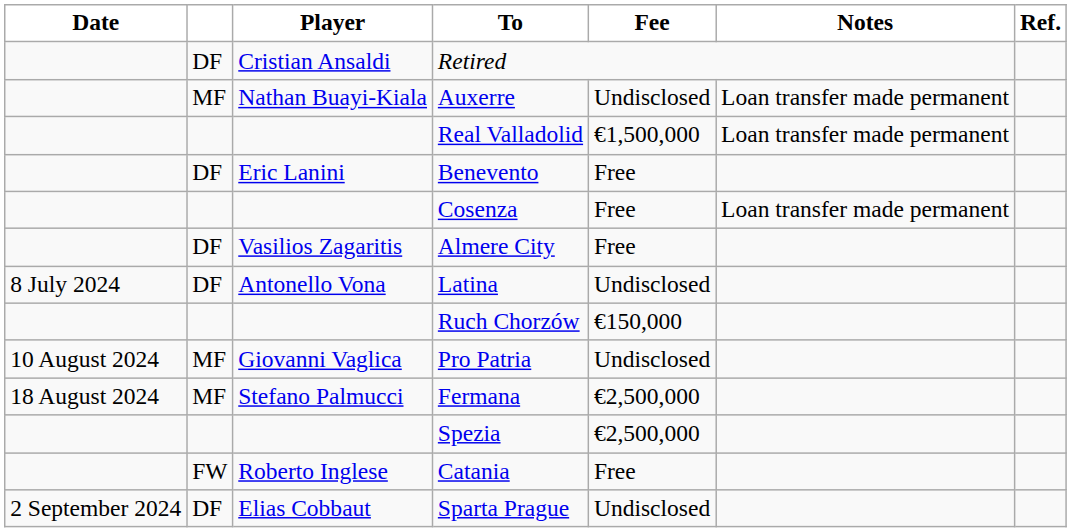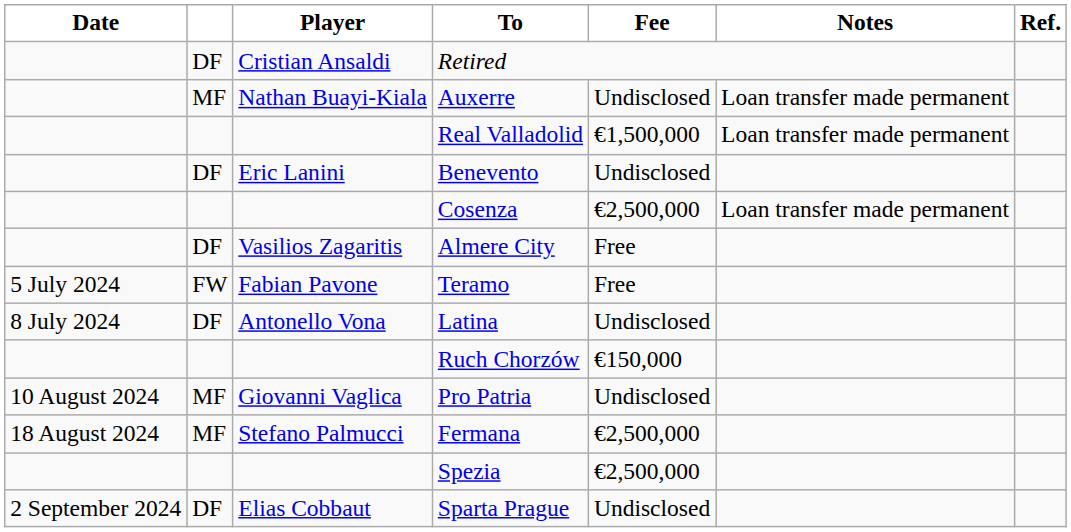(615, 172) Free -> (652, 172) Undisclosed
(615, 209) Free -> (647, 209) €2,500,000
+ row: (474, 284)
- row: (474, 470)
